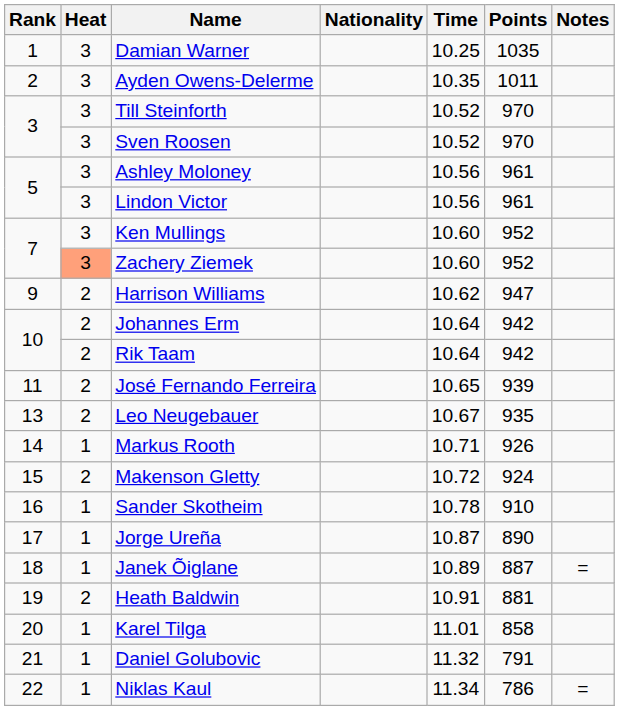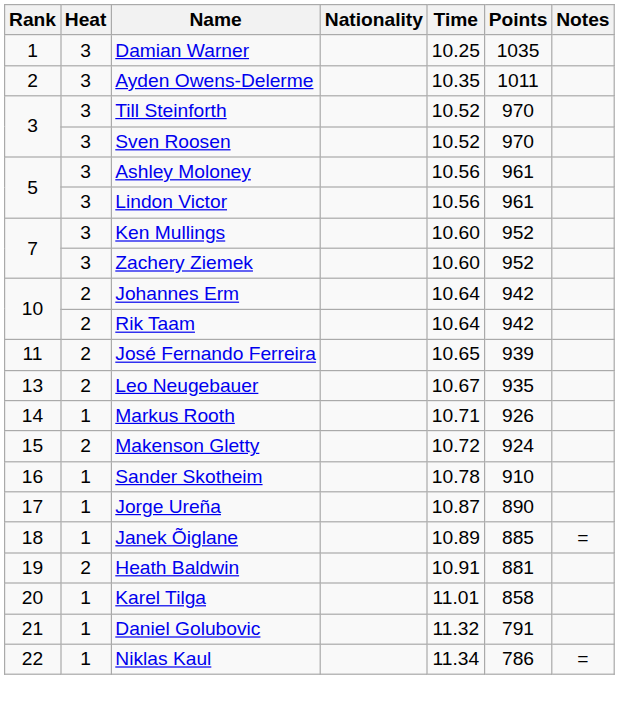(86, 263) lightsalmon background -> (86, 263) no background
- row: (190, 293)
(518, 567) 887 -> (518, 537) 885
